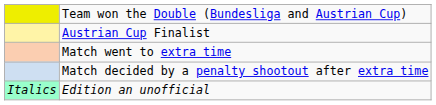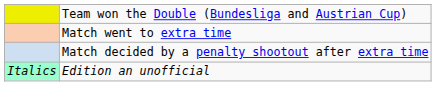- row: (136, 33)
